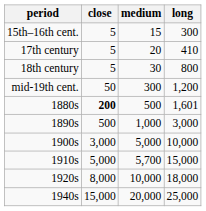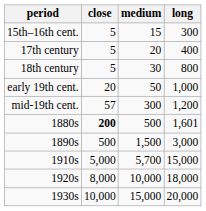(190, 50) 410 -> (190, 50) 400
+ row: (43, 87)
(110, 87) 50 -> (110, 105) 57
(148, 123) 1,000 -> (148, 142) 1,500
- row: (65, 142)
+ row: (65, 196)
- row: (65, 196)
